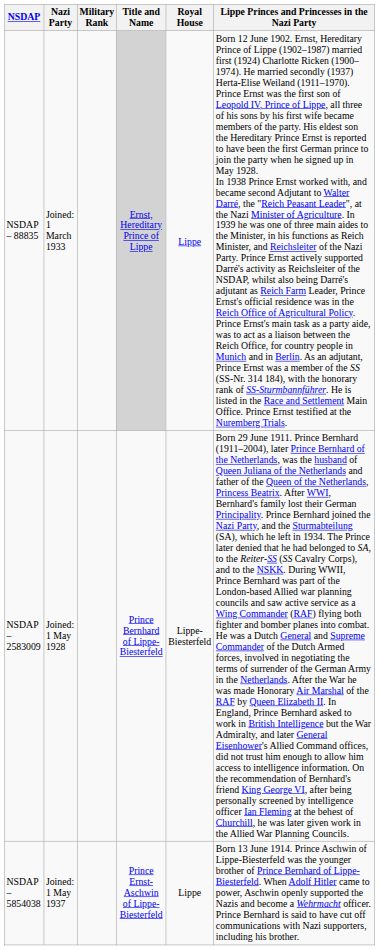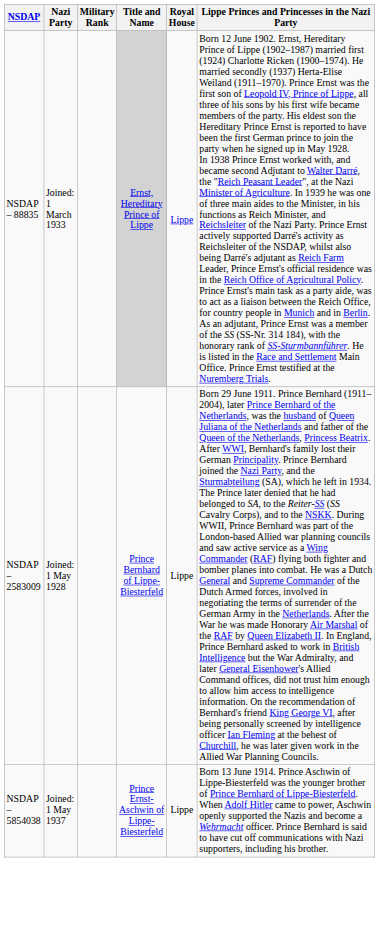(190, 636) Lippe-Biesterfeld -> (182, 575) Lippe
